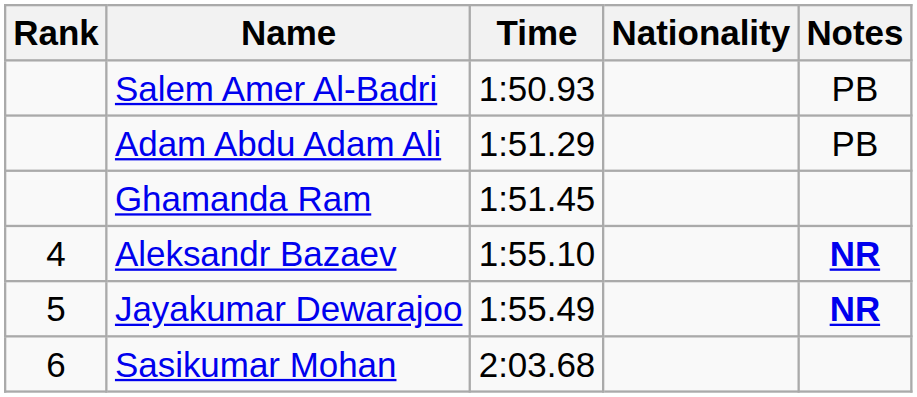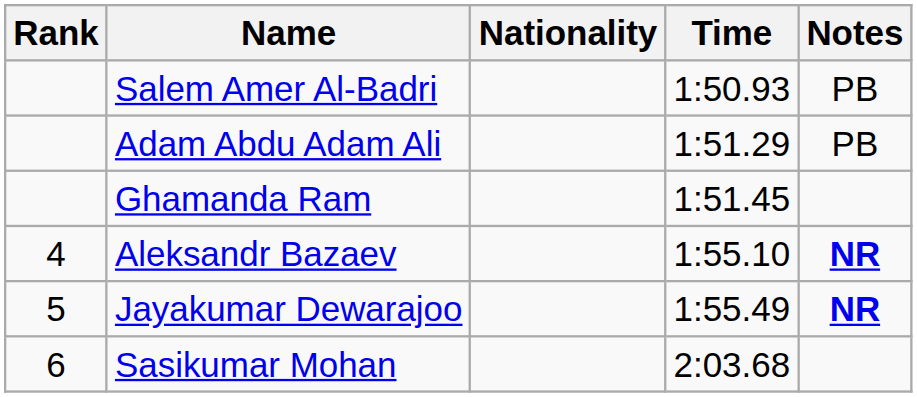columns swapped: (701, 33) <-> (537, 33)
